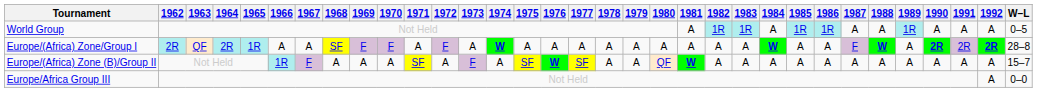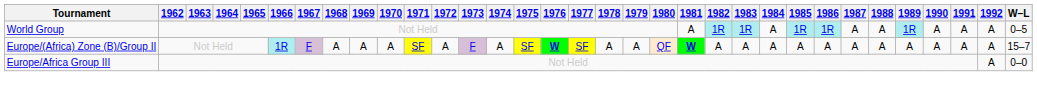- row: (72, 46)
